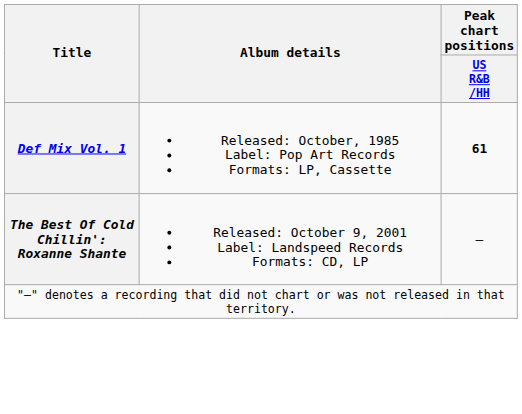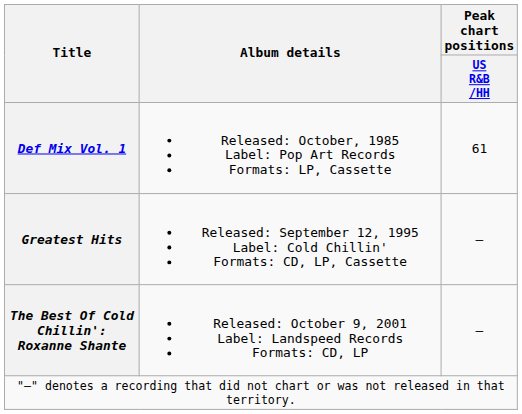(479, 148) bold -> (479, 148) normal
+ row: (72, 239)
